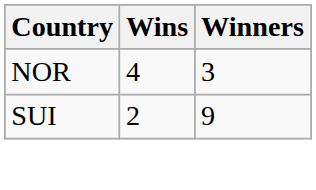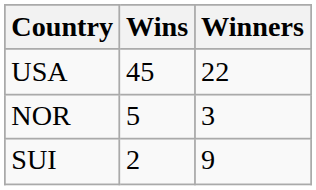+ row: (40, 71)
(133, 71) 4 -> (133, 116) 5
